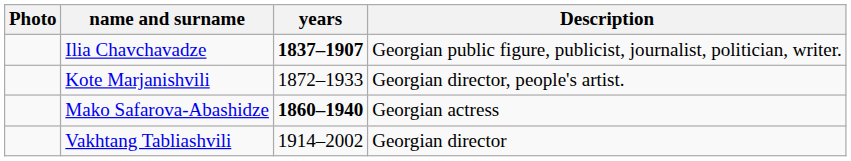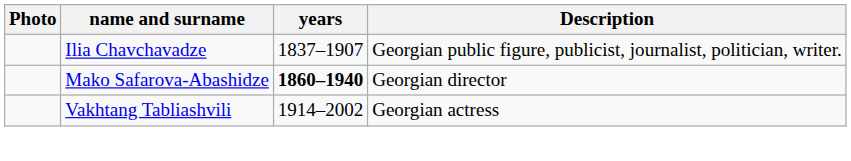(321, 49) bold -> (321, 49) normal
- row: (138, 79)
(436, 110) Georgian actress -> (439, 79) Georgian director
(439, 140) Georgian director -> (436, 110) Georgian actress
